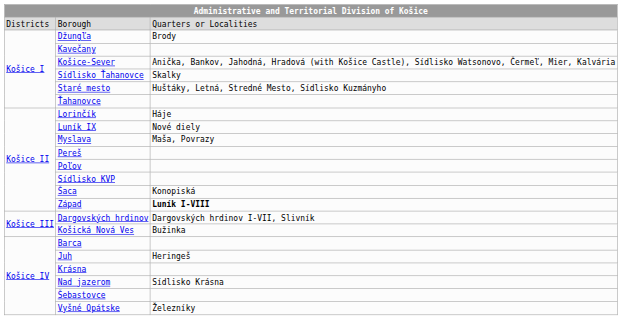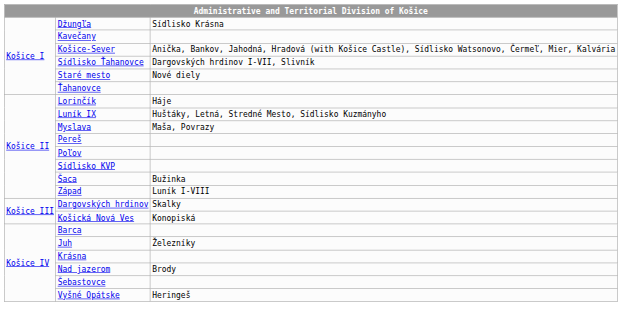- row: (74, 24)
(164, 37) Brody -> (188, 24) Sídlisko Krásna
(167, 75) Skalky -> (233, 62) Dargovských hrdinov I-VII, Slivník
(269, 88) Huštáky, Letná, Stredné Mesto, Sídlisko Kuzmányho -> (176, 75) Nové diely
(176, 127) Nové diely -> (269, 114) Huštáky, Letná, Stredné Mesto, Sídlisko Kuzmányho
(174, 192) Konopiská -> (169, 179) Bužinka
(181, 205) bold -> (181, 192) normal
(233, 218) Dargovských hrdinov I-VII, Slivník -> (167, 205) Skalky
(169, 230) Bužinka -> (174, 218) Konopiská
(171, 256) Heringeš -> (174, 243) Železníky
(188, 282) Sídlisko Krásna -> (164, 269) Brody
(174, 308) Železníky -> (171, 295) Heringeš
